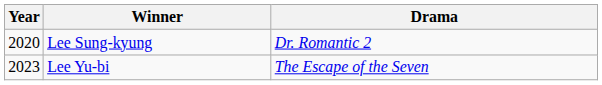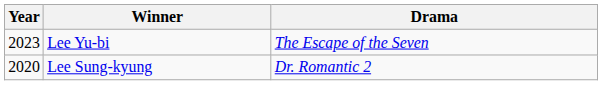rows swapped: (100, 42) <-> (78, 67)
